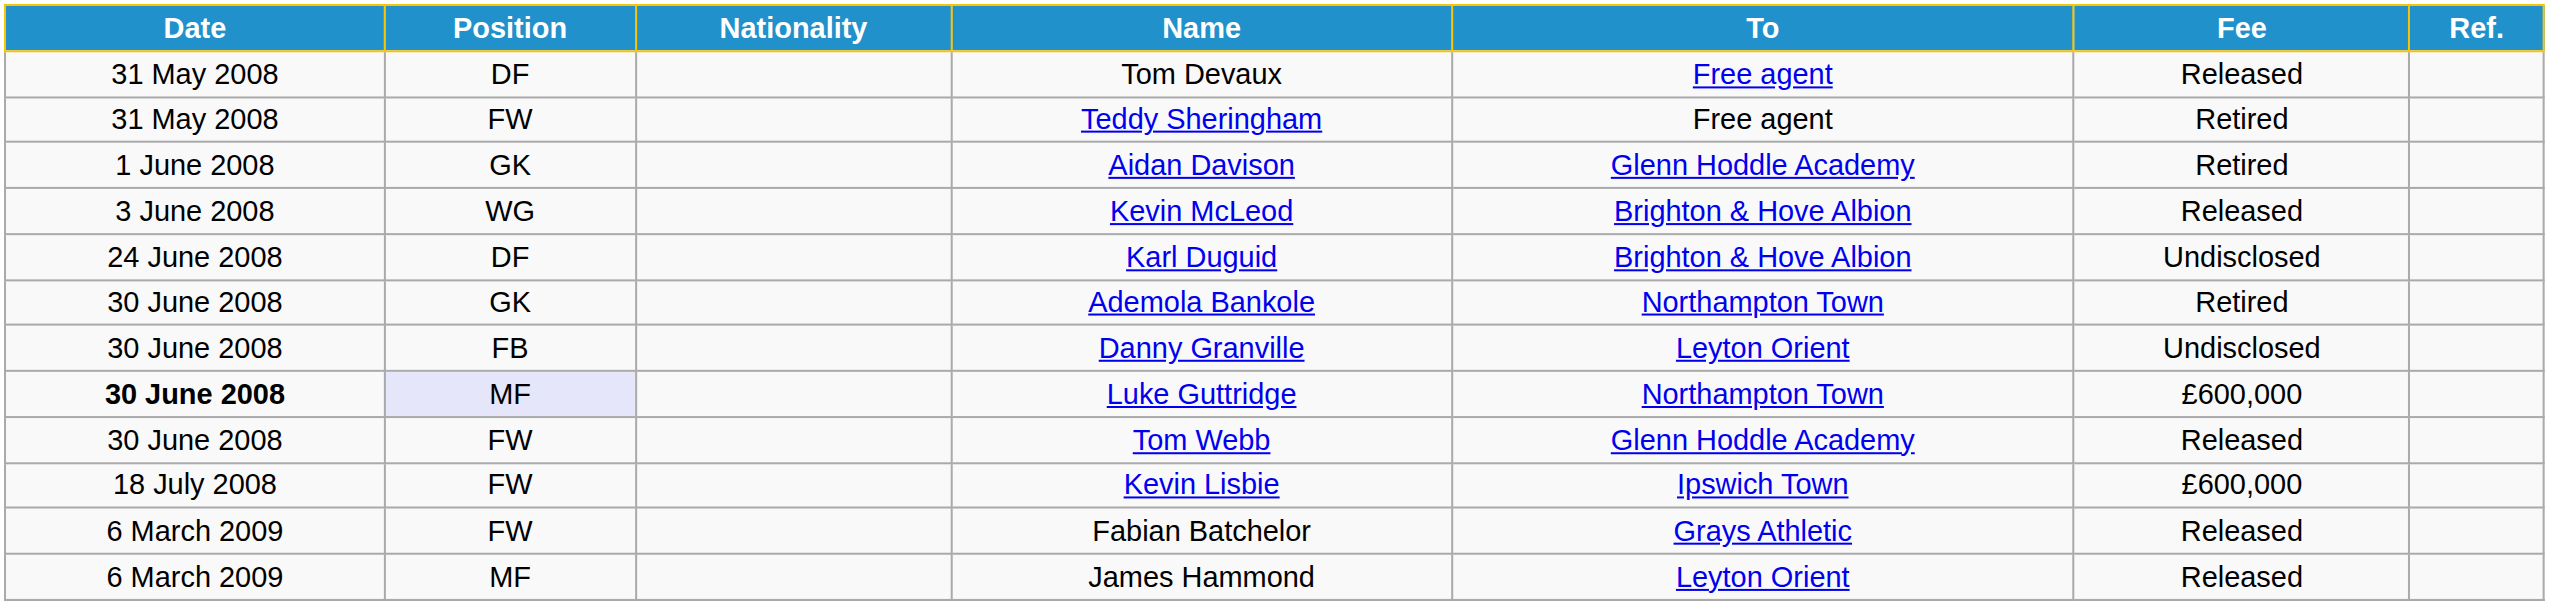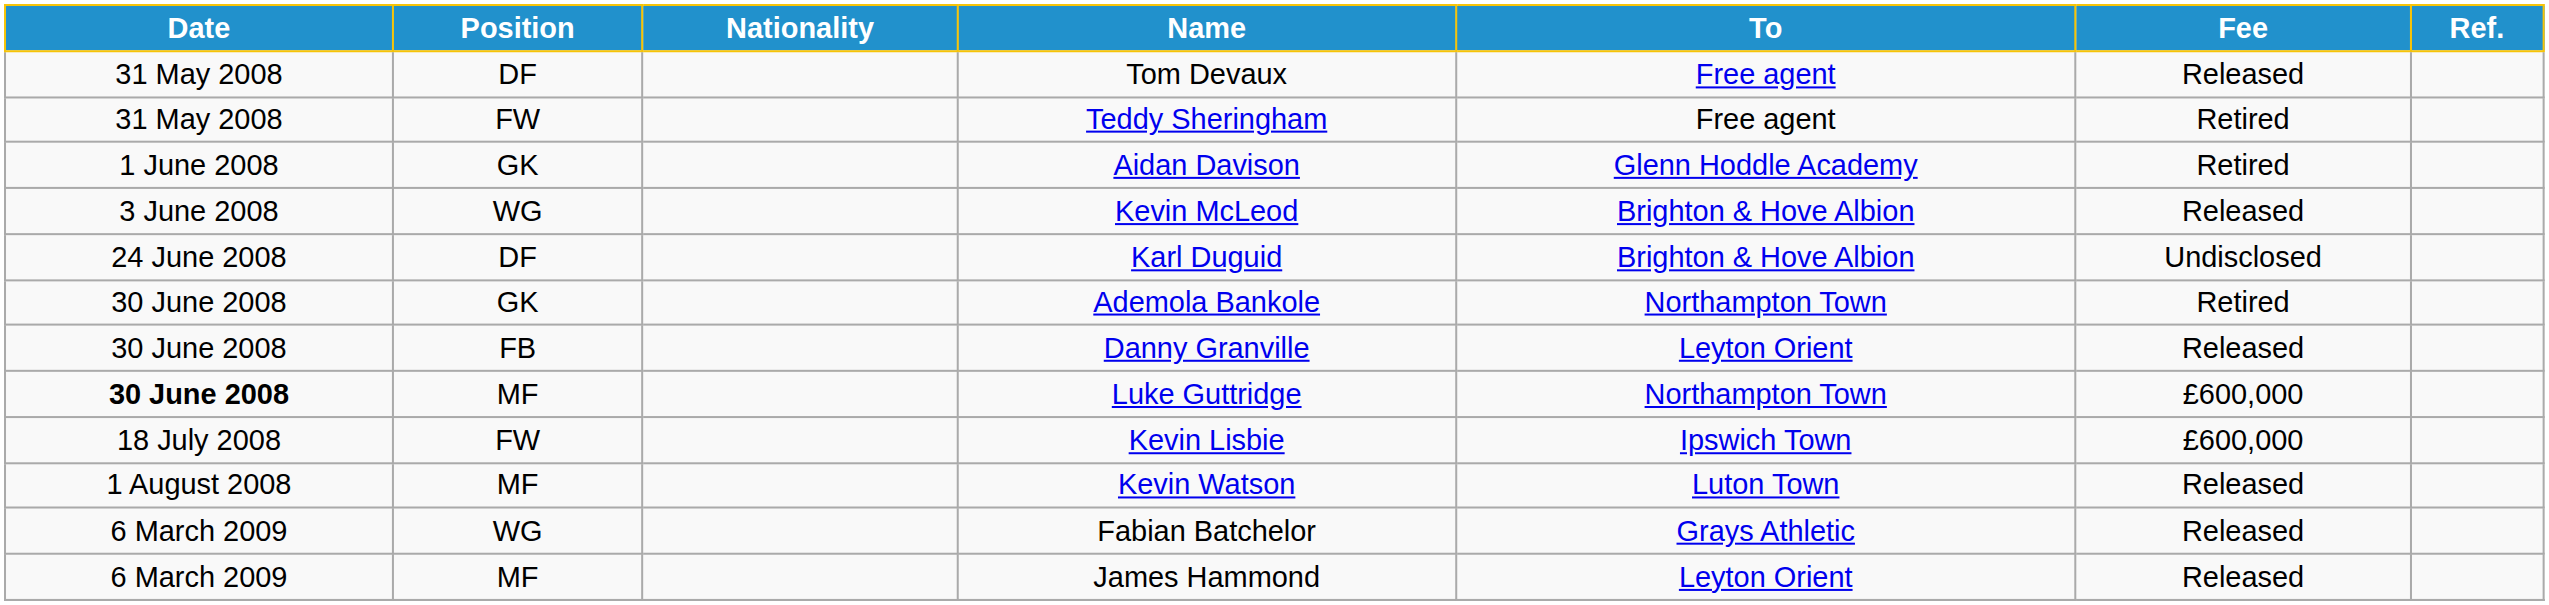(2242, 348) Undisclosed -> (2243, 348) Released
(510, 394) lavender background -> (518, 394) no background
- row: (1202, 440)
+ row: (1207, 486)
(510, 531) FW -> (518, 531) WG
